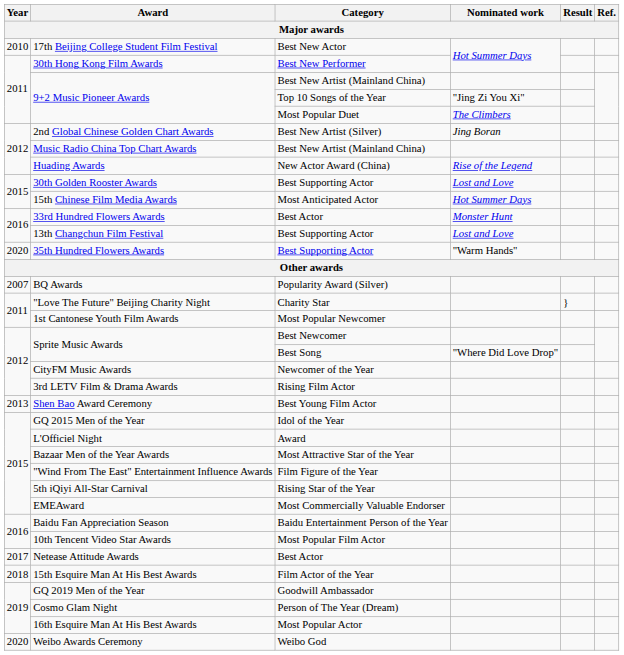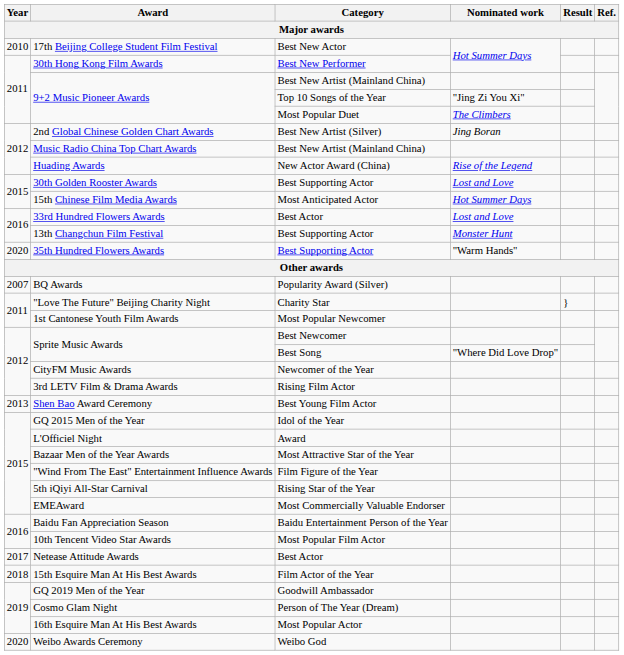(483, 217) Monster Hunt -> (483, 217) Lost and Love
(483, 234) Lost and Love -> (483, 234) Monster Hunt
